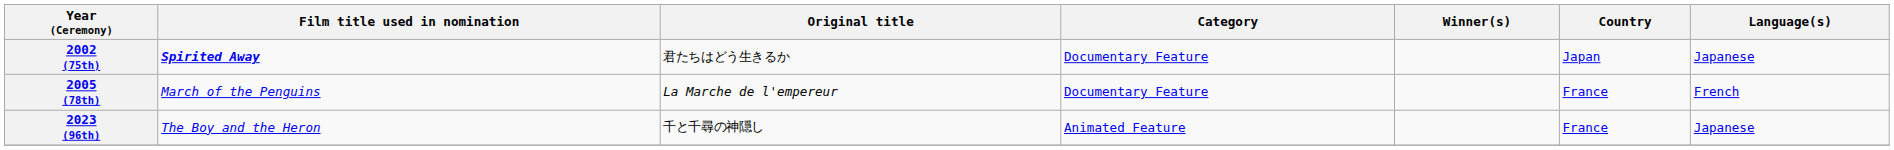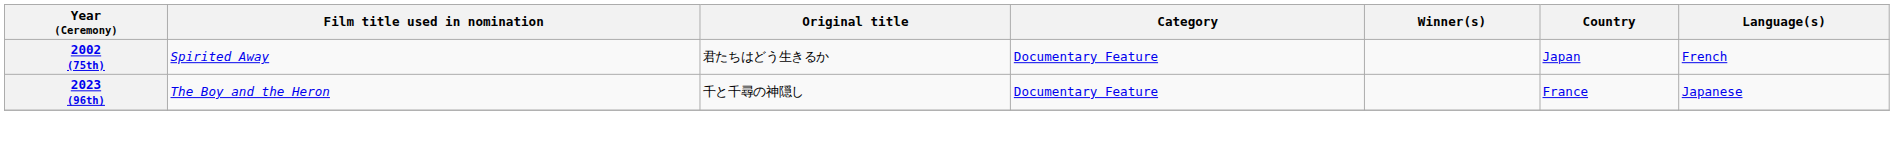(211, 57) bold -> (220, 57) normal
(1724, 57) Japanese -> (1705, 57) French
- row: (81, 92)
(1125, 127) Animated Feature -> (1086, 92) Documentary Feature
